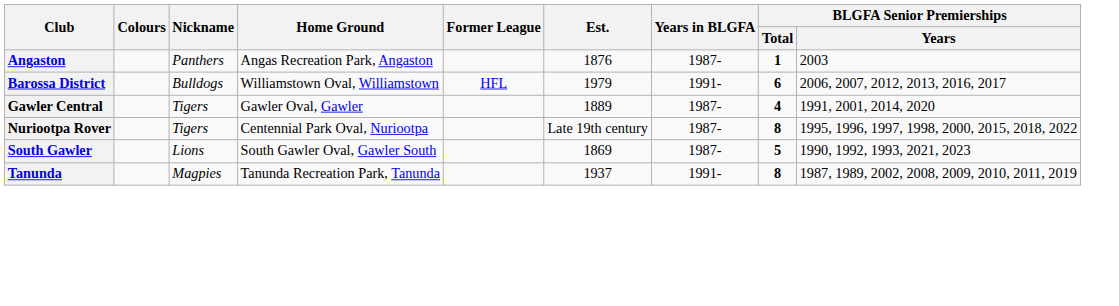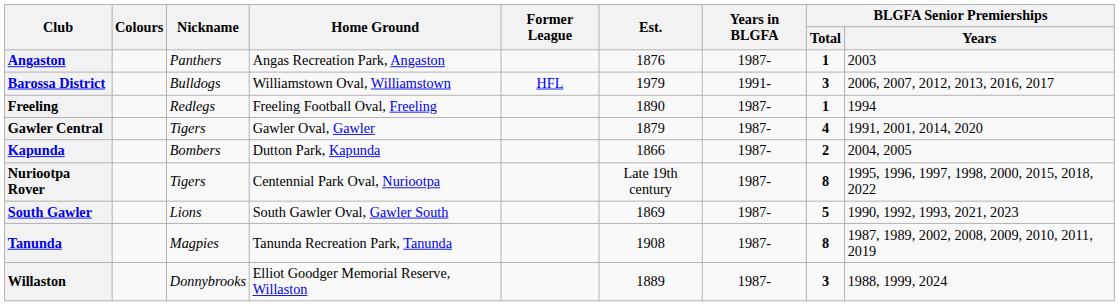(778, 83) 6 -> (825, 83) 3
+ row: (33, 106)
(598, 106) 1889 -> (651, 128) 1879
+ row: (36, 151)
(598, 173) 1937 -> (651, 243) 1908
(705, 173) 1991- -> (754, 243) 1987-
+ row: (37, 281)
